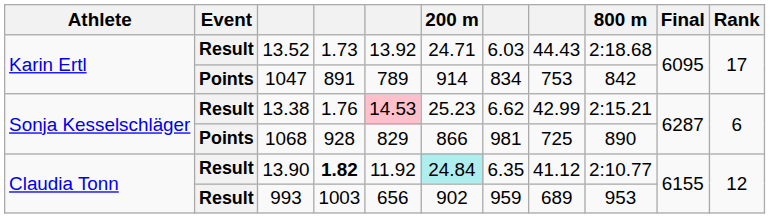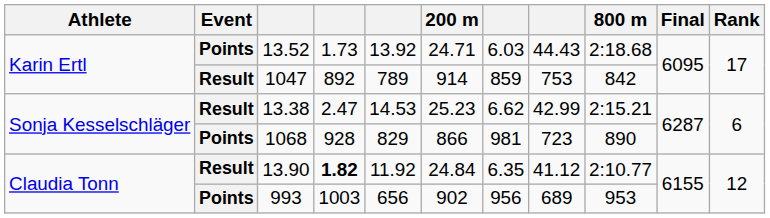(226, 50) Result -> (226, 50) Points
(226, 80) Points -> (226, 80) Result
(339, 80) 891 -> (339, 80) 892
(506, 80) 834 -> (506, 80) 859
(339, 109) 1.76 -> (339, 109) 2.47
(393, 109) pink background -> (393, 109) no background
(557, 139) 725 -> (557, 139) 723
(452, 169) paleturquoise background -> (452, 169) no background
(226, 199) Result -> (226, 199) Points
(506, 199) 959 -> (506, 199) 956
